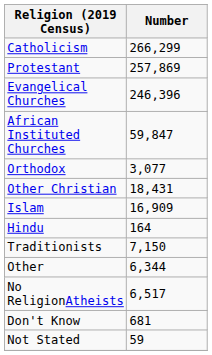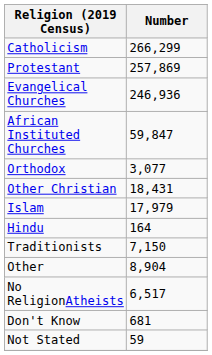(155, 94) 246,396 -> (155, 94) 246,936
(151, 208) 16,909 -> (151, 208) 17,979
(148, 267) 6,344 -> (148, 267) 8,904
